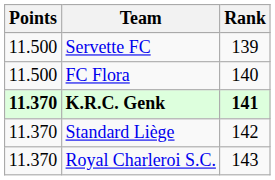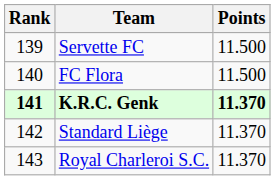columns swapped: (245, 18) <-> (33, 18)
